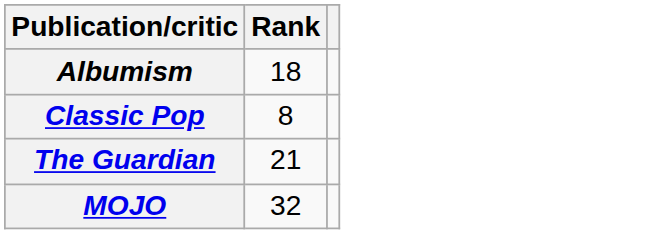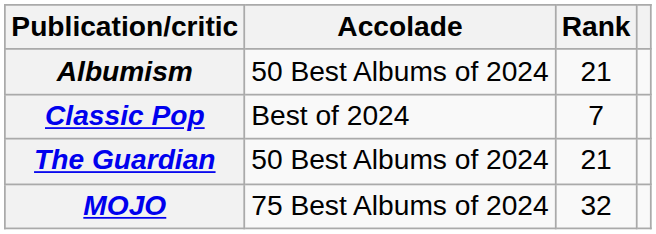+ column: (400, 26)
(286, 71) 18 -> (596, 71) 21
(286, 116) 8 -> (596, 116) 7
